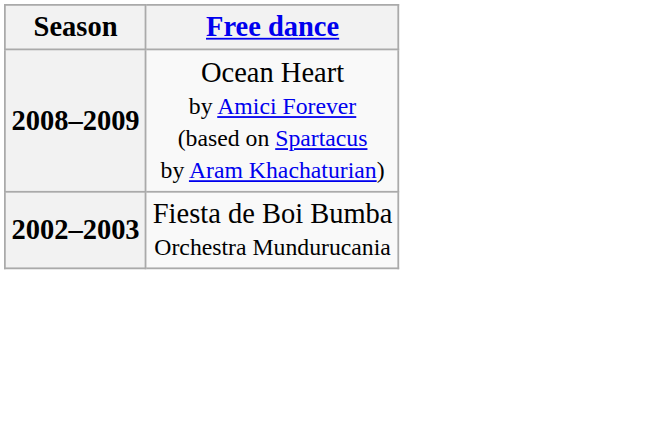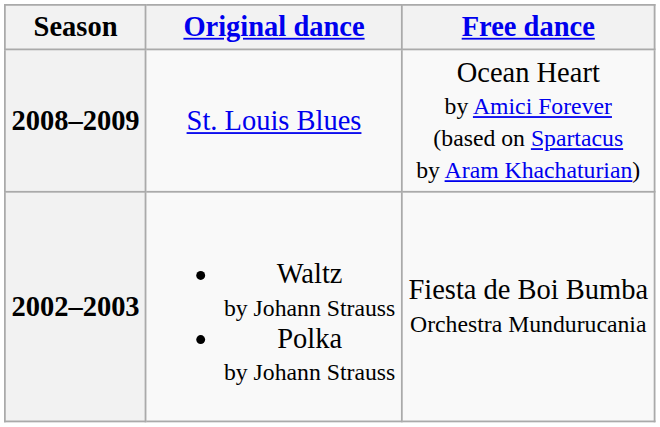+ column: (274, 27)
